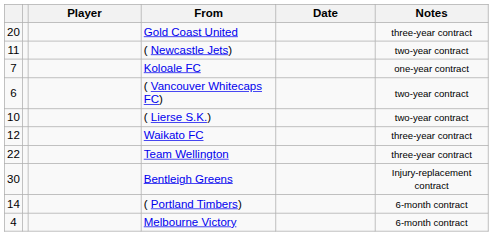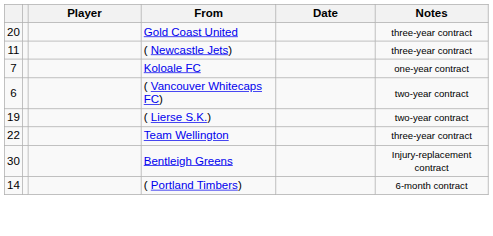(432, 50) two-year contract -> (432, 50) three-year contract
(13, 117) 10 -> (13, 117) 19
- row: (174, 136)
- row: (190, 222)
